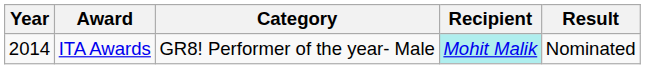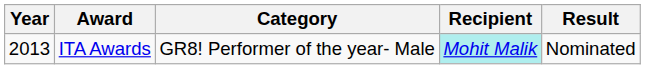(30, 48) 2014 -> (30, 48) 2013
